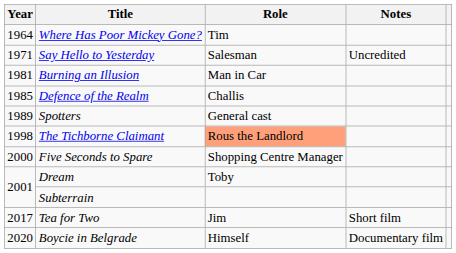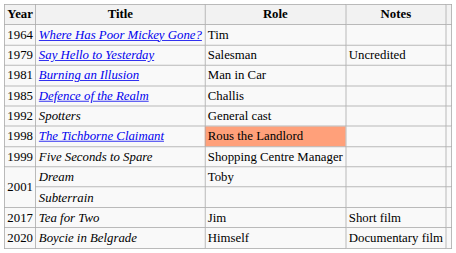(20, 55) 1971 -> (20, 55) 1979
(20, 116) 1989 -> (20, 116) 1992
(20, 156) 2000 -> (20, 156) 1999
